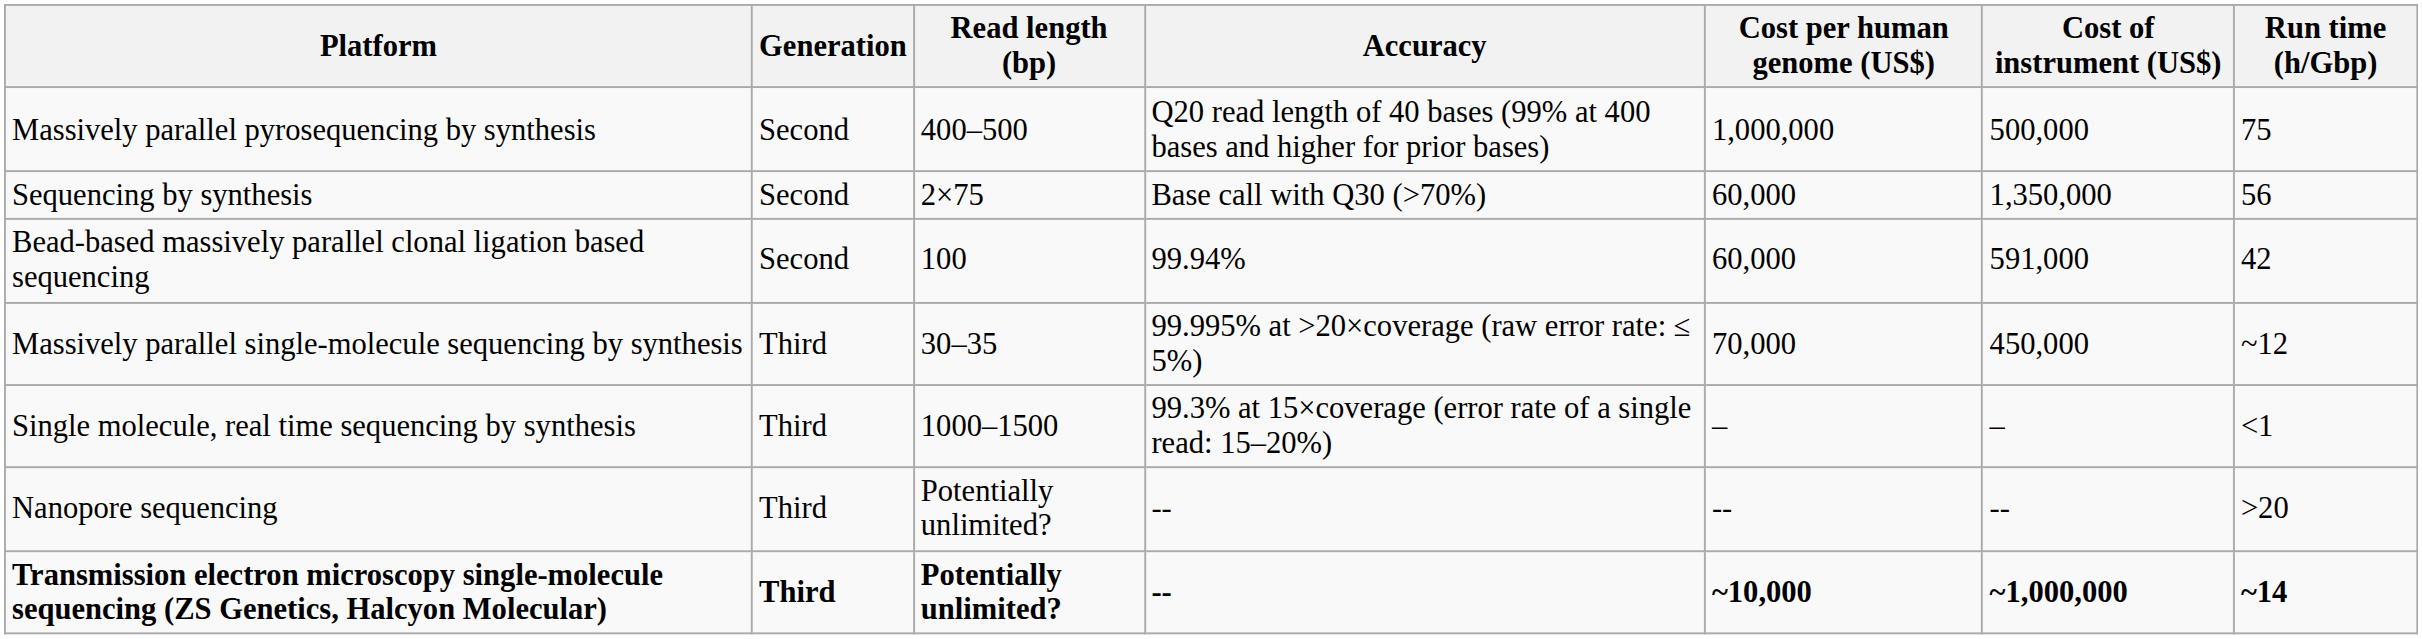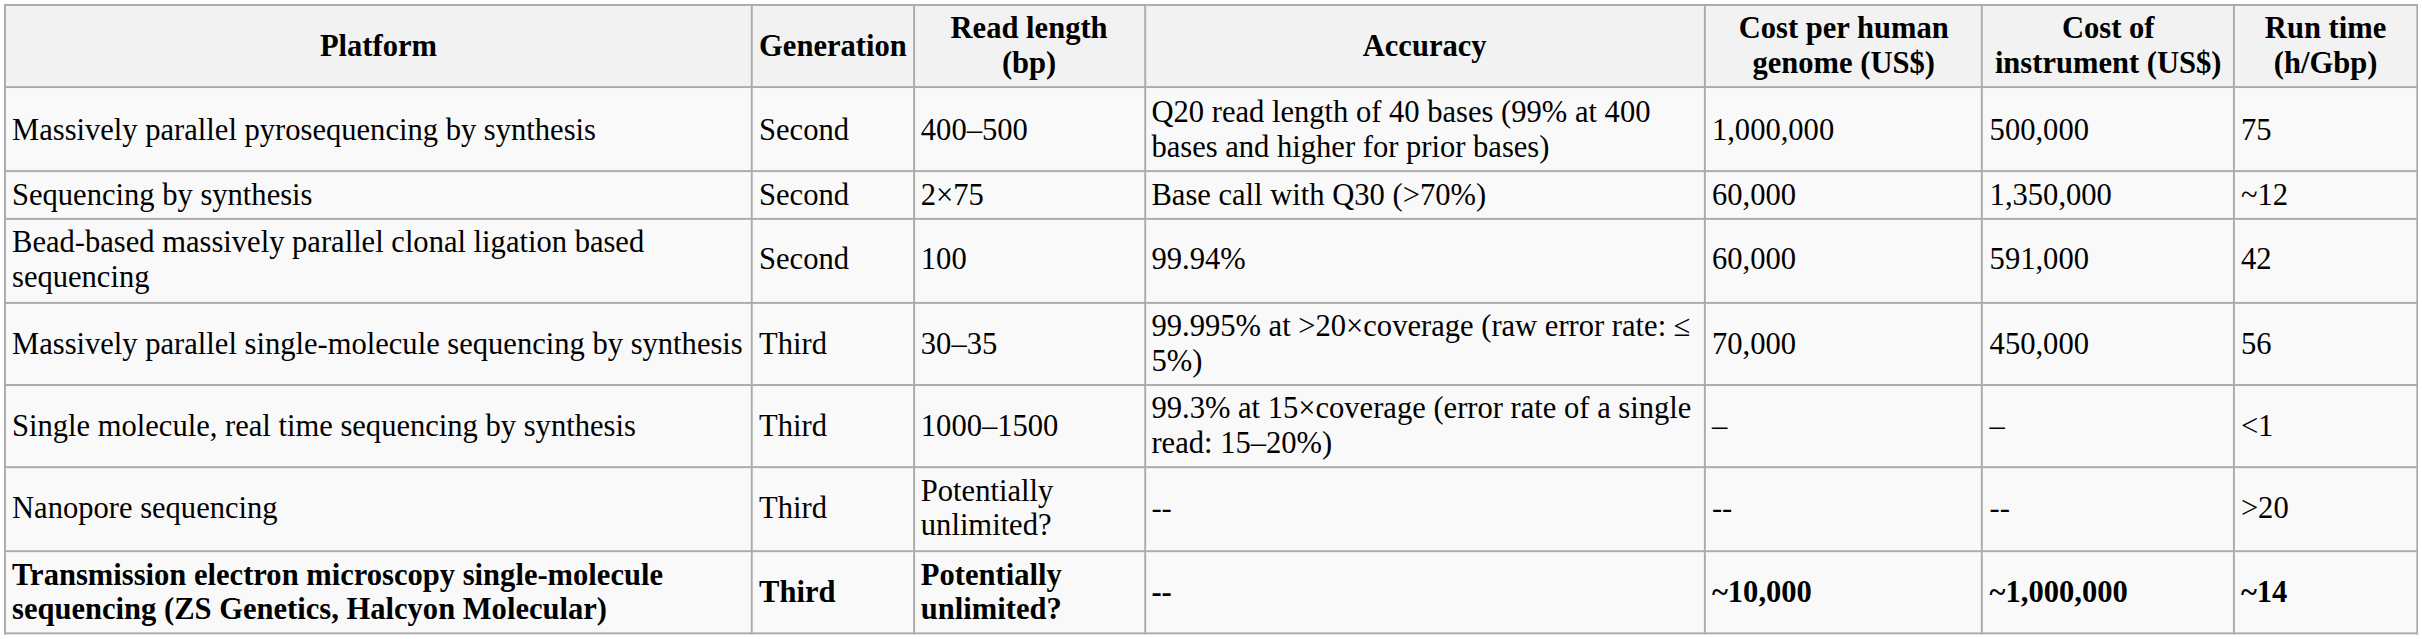(2256, 194) 56 -> (2264, 194) ~12
(2264, 342) ~12 -> (2256, 342) 56
